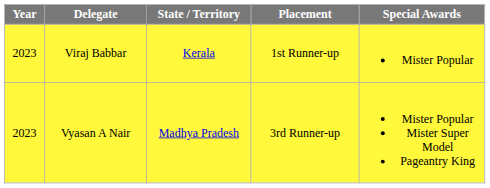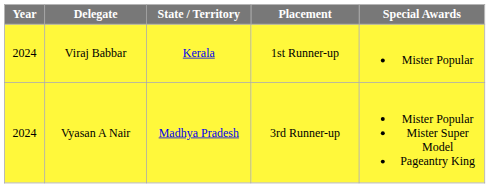(25, 53) 2023 -> (25, 53) 2024
(25, 132) 2023 -> (25, 132) 2024
